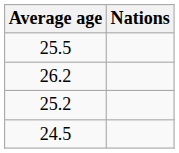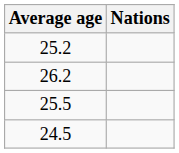rows swapped: (56, 104) <-> (56, 47)
